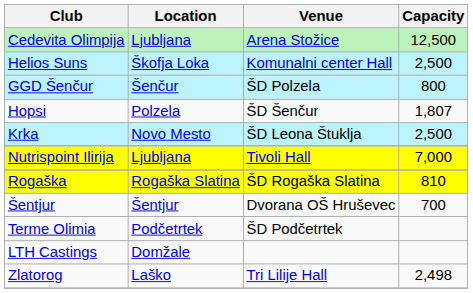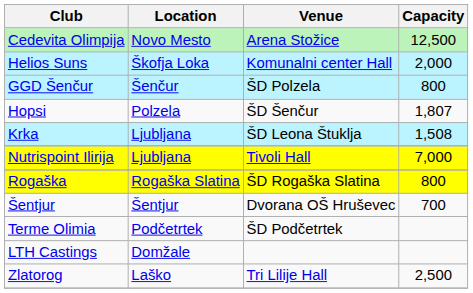(161, 39) Ljubljana -> (171, 39) Novo Mesto
(433, 63) 2,500 -> (433, 63) 2,000
(171, 134) Novo Mesto -> (161, 134) Ljubljana
(433, 134) 2,500 -> (433, 134) 1,508
(433, 181) 810 -> (433, 181) 800
(433, 275) 2,498 -> (433, 275) 2,500
